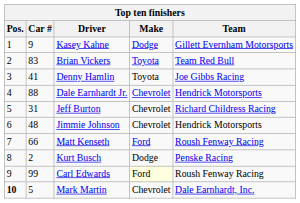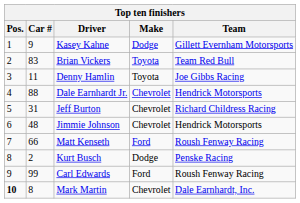(33, 77) 41 -> (33, 77) 11
(141, 174) lightyellow background -> (141, 174) no background
(31, 190) 5 -> (31, 190) 8
